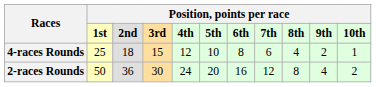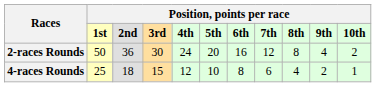rows swapped: (46, 52) <-> (46, 71)
